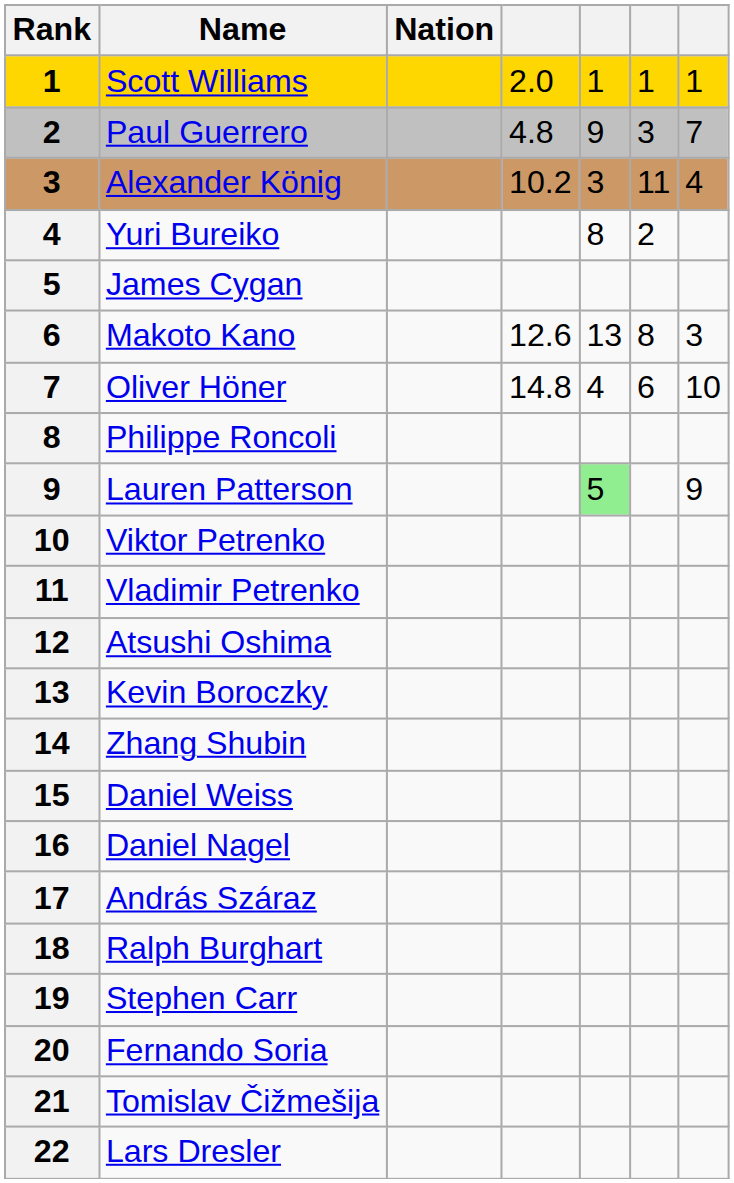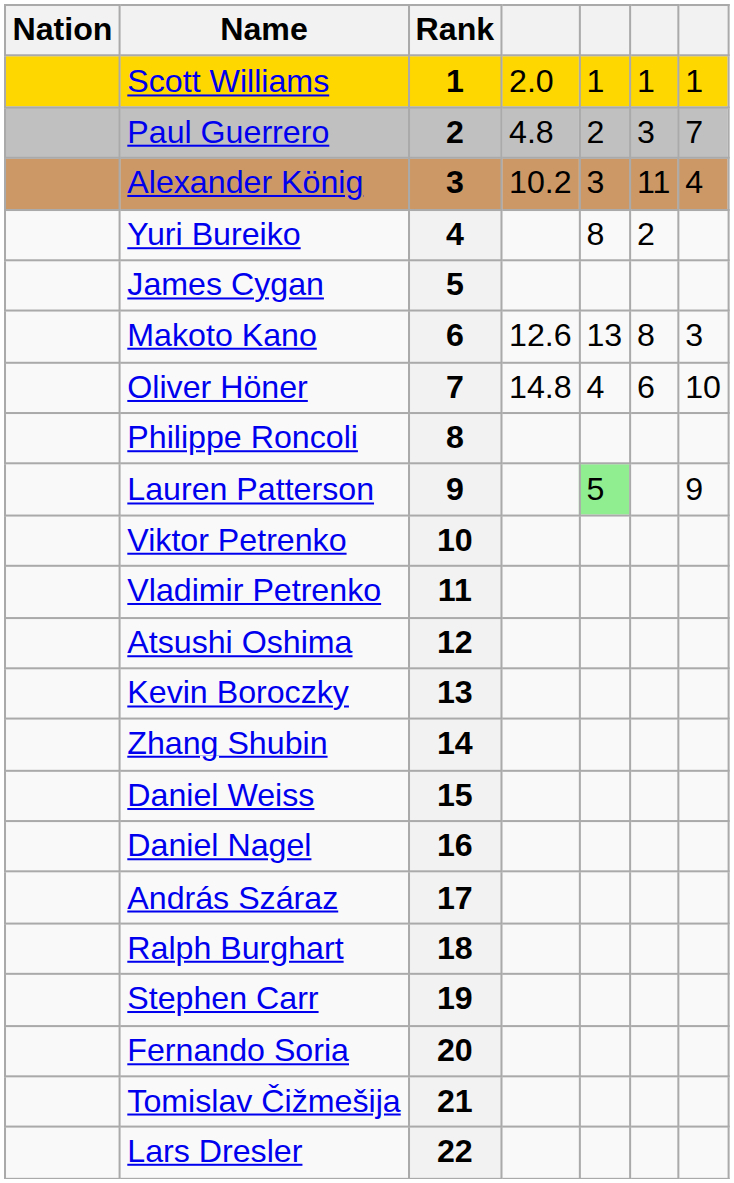columns swapped: (52, 30) <-> (444, 30)
(595, 132) 9 -> (595, 132) 2
